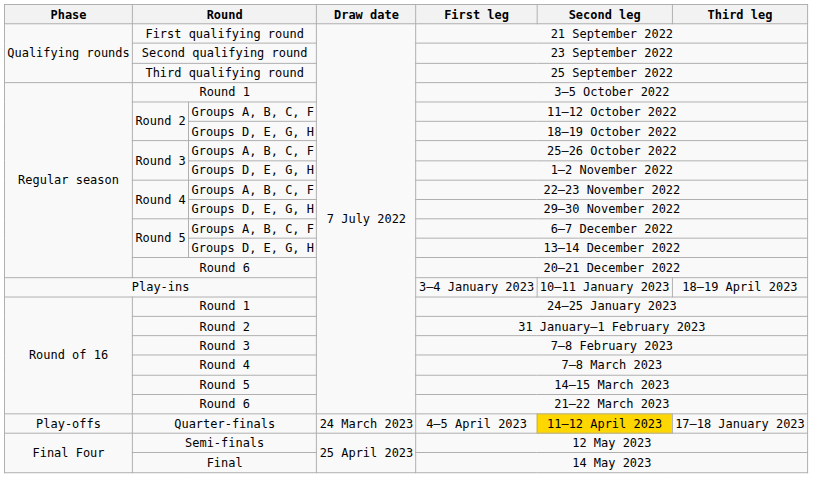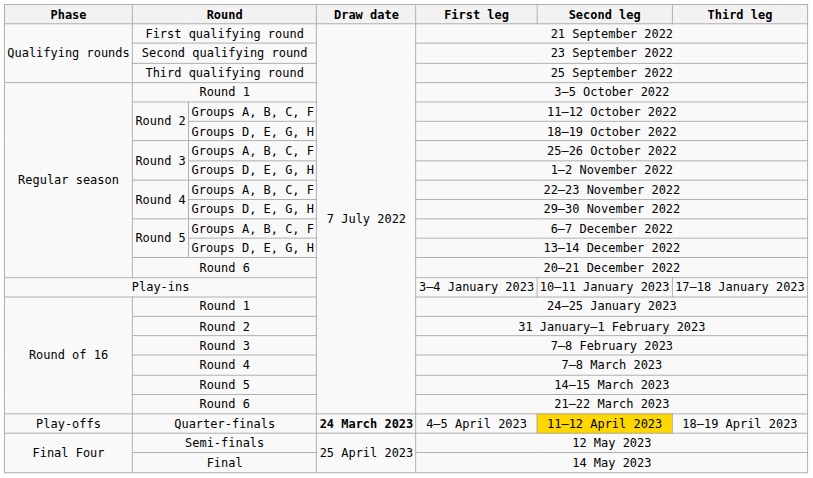(740, 287) 18–19 April 2023 -> (740, 287) 17–18 January 2023
(366, 424) normal -> (366, 424) bold
(740, 424) 17–18 January 2023 -> (740, 424) 18–19 April 2023
